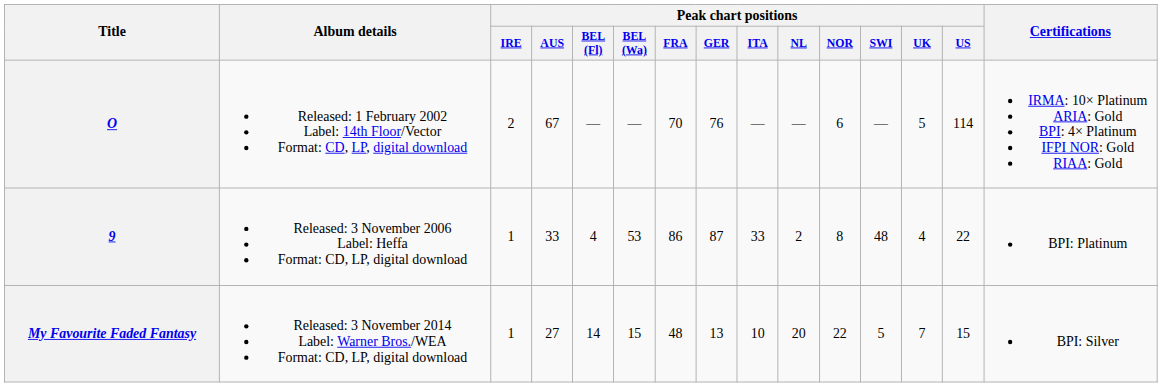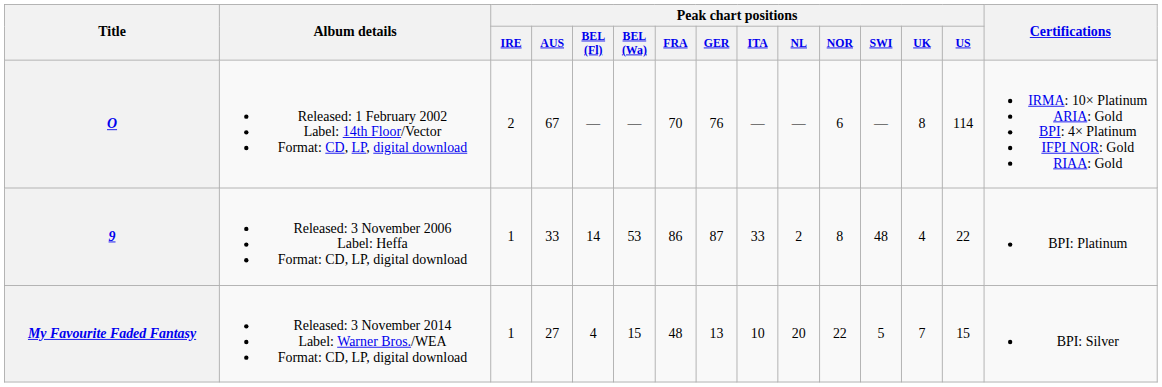(922, 124) 5 -> (922, 124) 8
(593, 236) 4 -> (593, 236) 14
(593, 333) 14 -> (593, 333) 4
